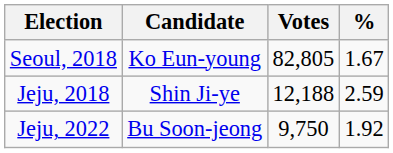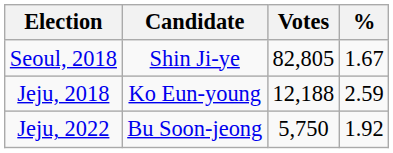(195, 57) Ko Eun-young -> (195, 57) Shin Ji-ye
(195, 93) Shin Ji-ye -> (195, 93) Ko Eun-young
(303, 128) 9,750 -> (303, 128) 5,750
